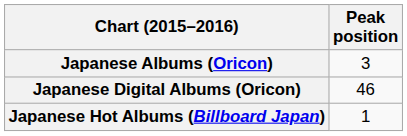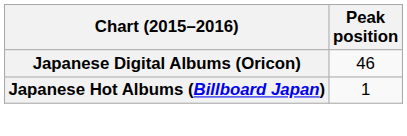- row: (167, 63)
